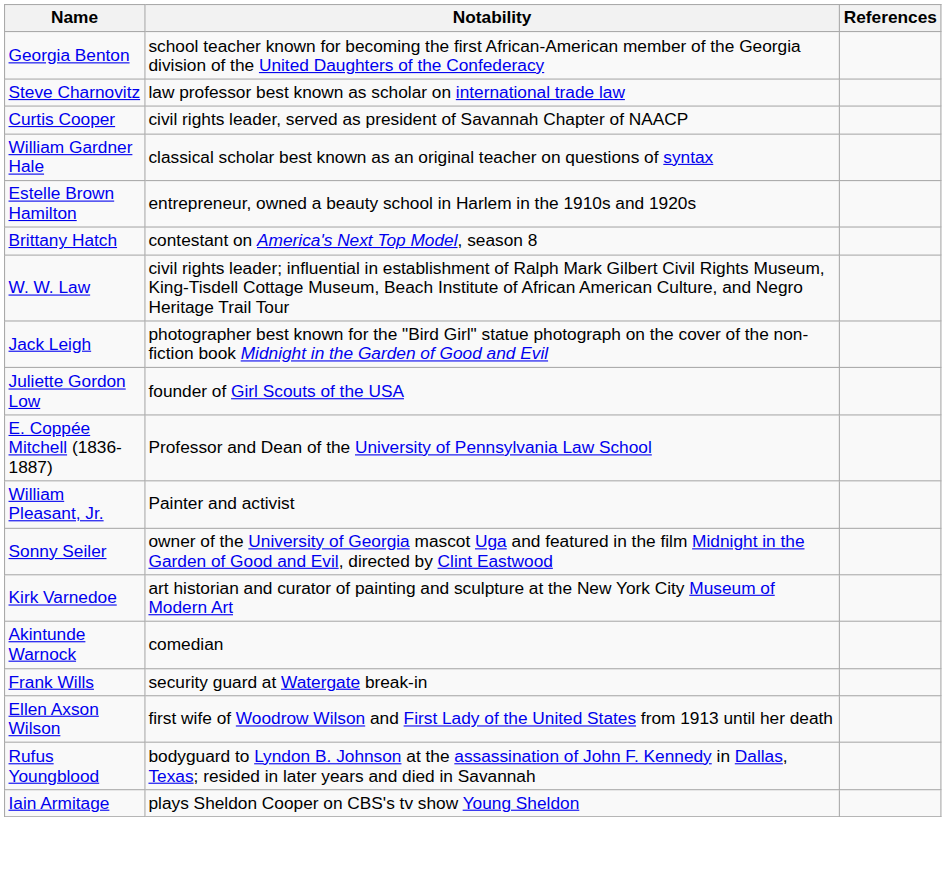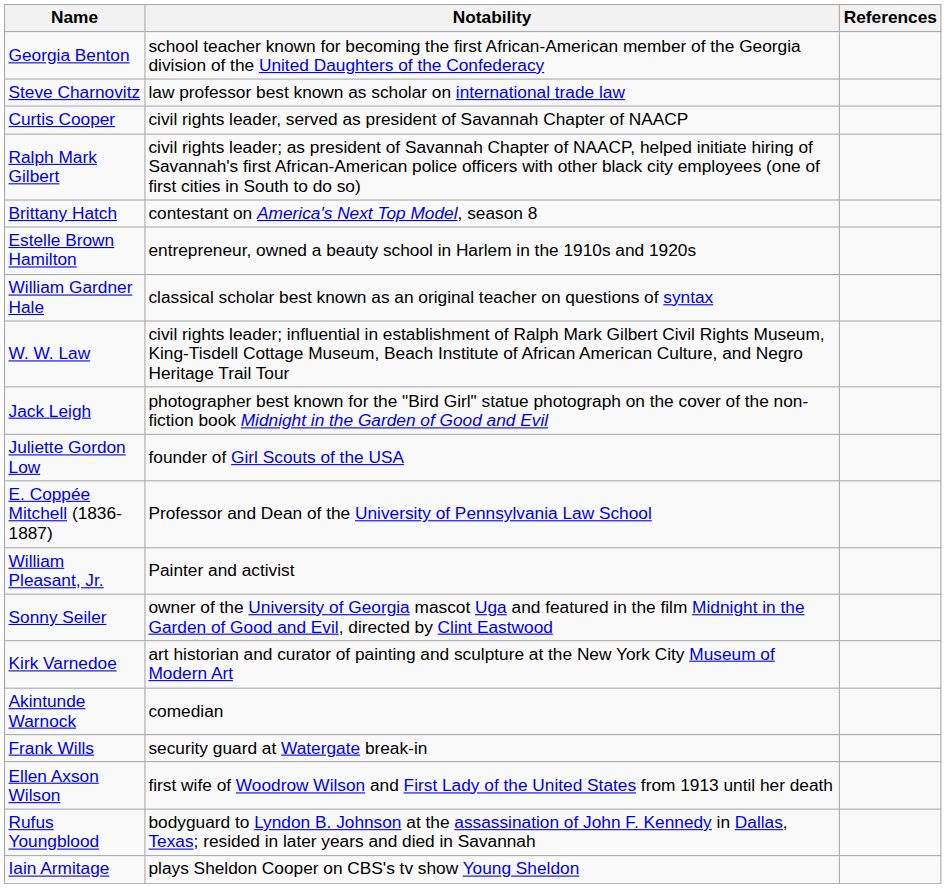+ row: (53, 166)
rows swapped: (70, 156) <-> (63, 240)
